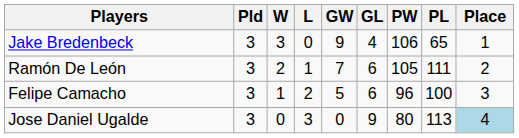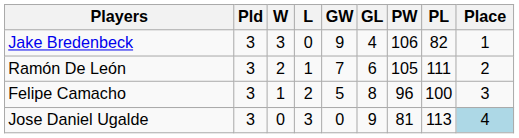(439, 42) 65 -> (439, 42) 82
(372, 94) 6 -> (372, 94) 8
(404, 119) 80 -> (404, 119) 81
